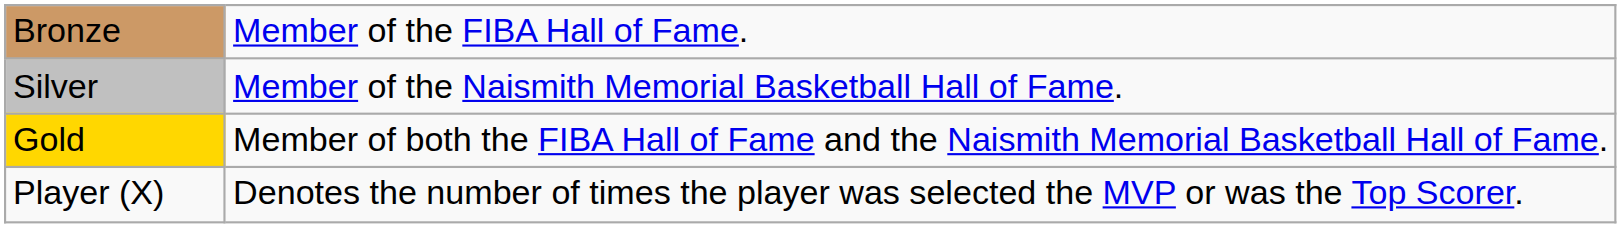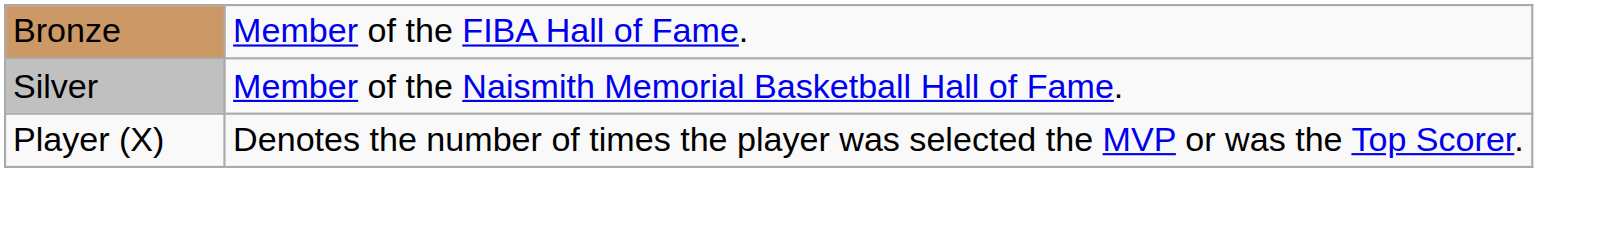- row: (49, 139)
